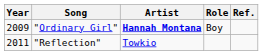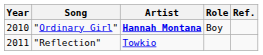(18, 27) 2009 -> (18, 27) 2010
